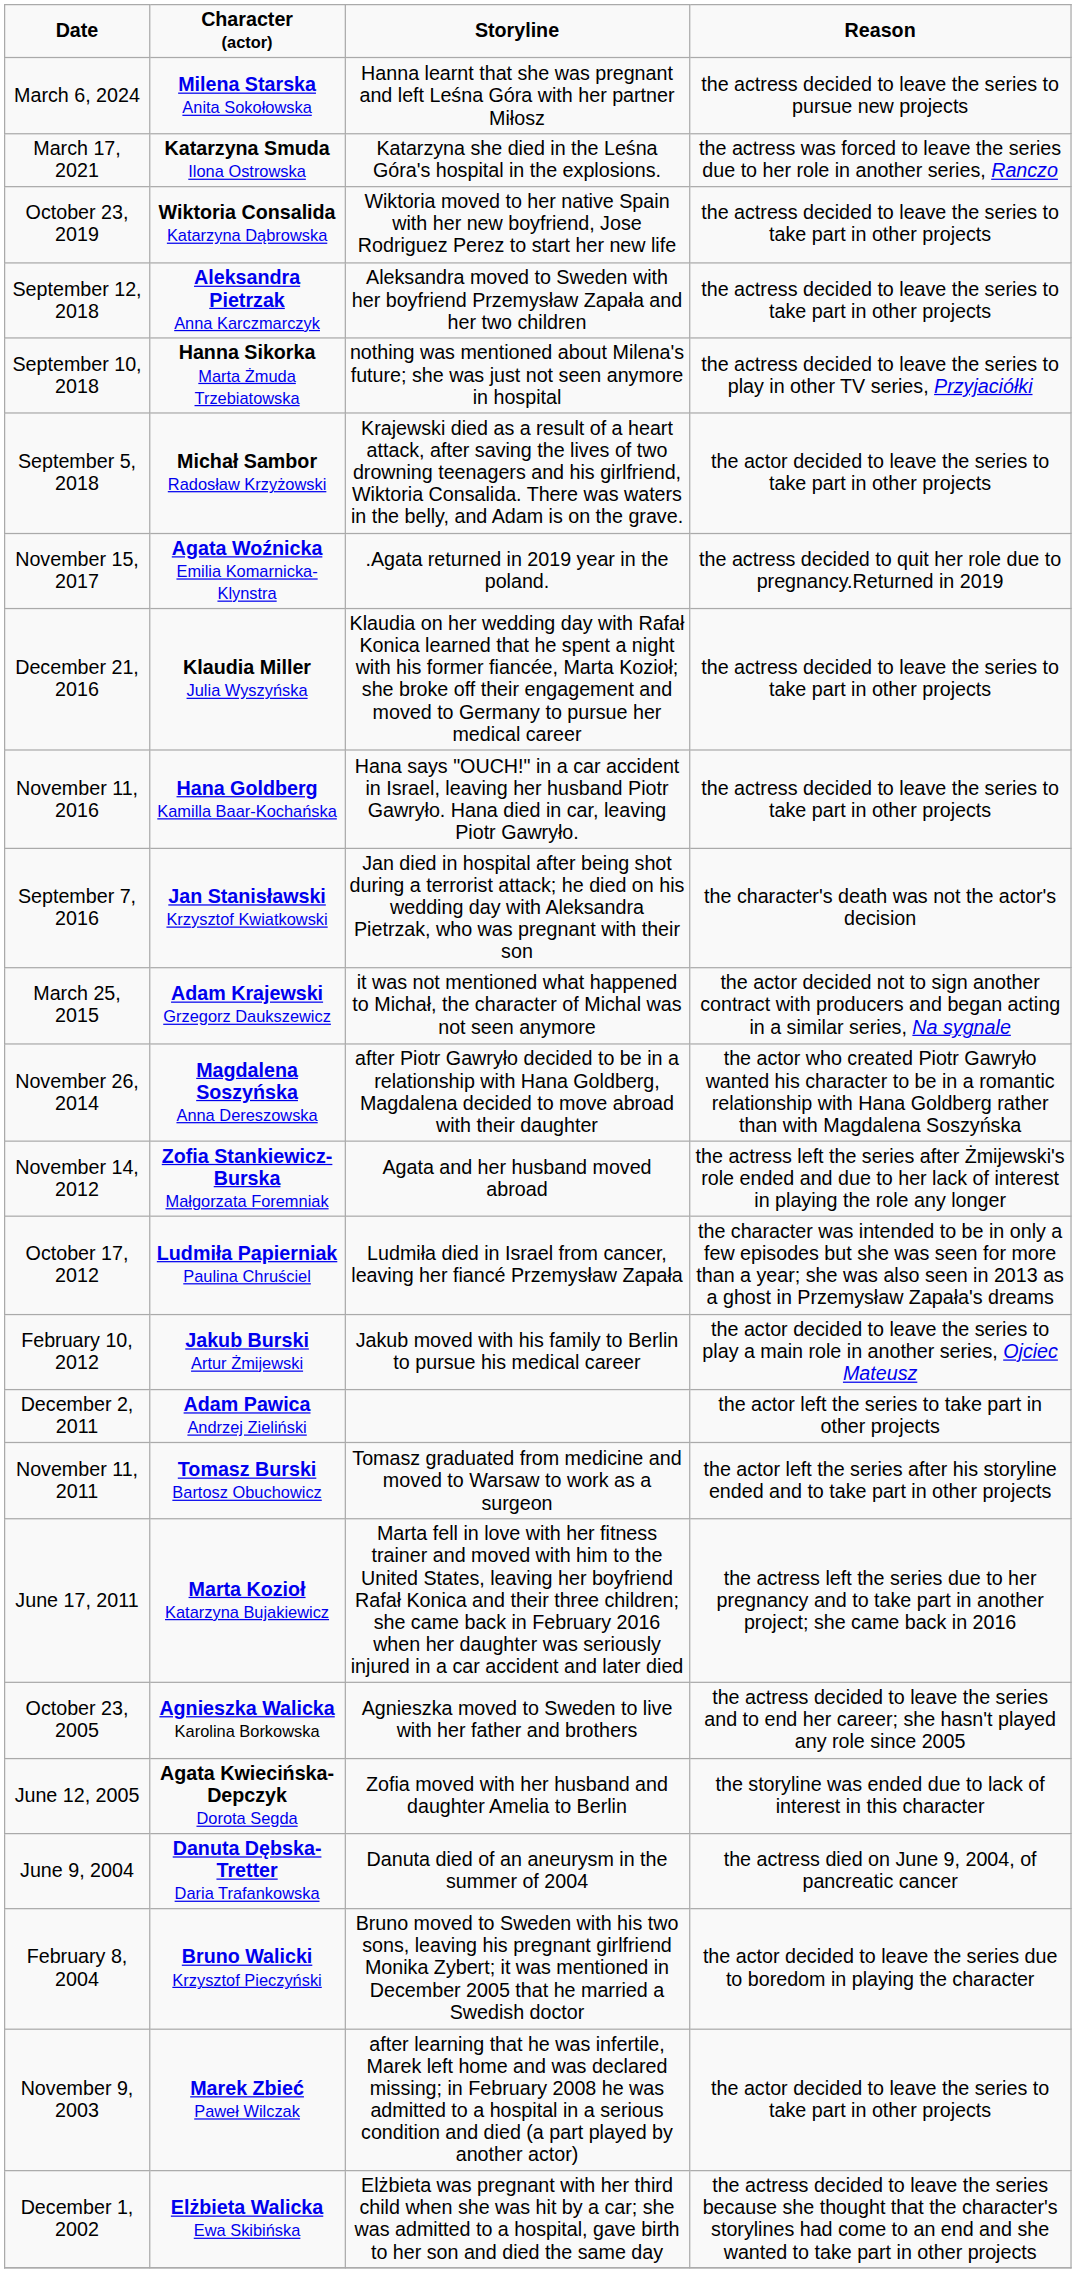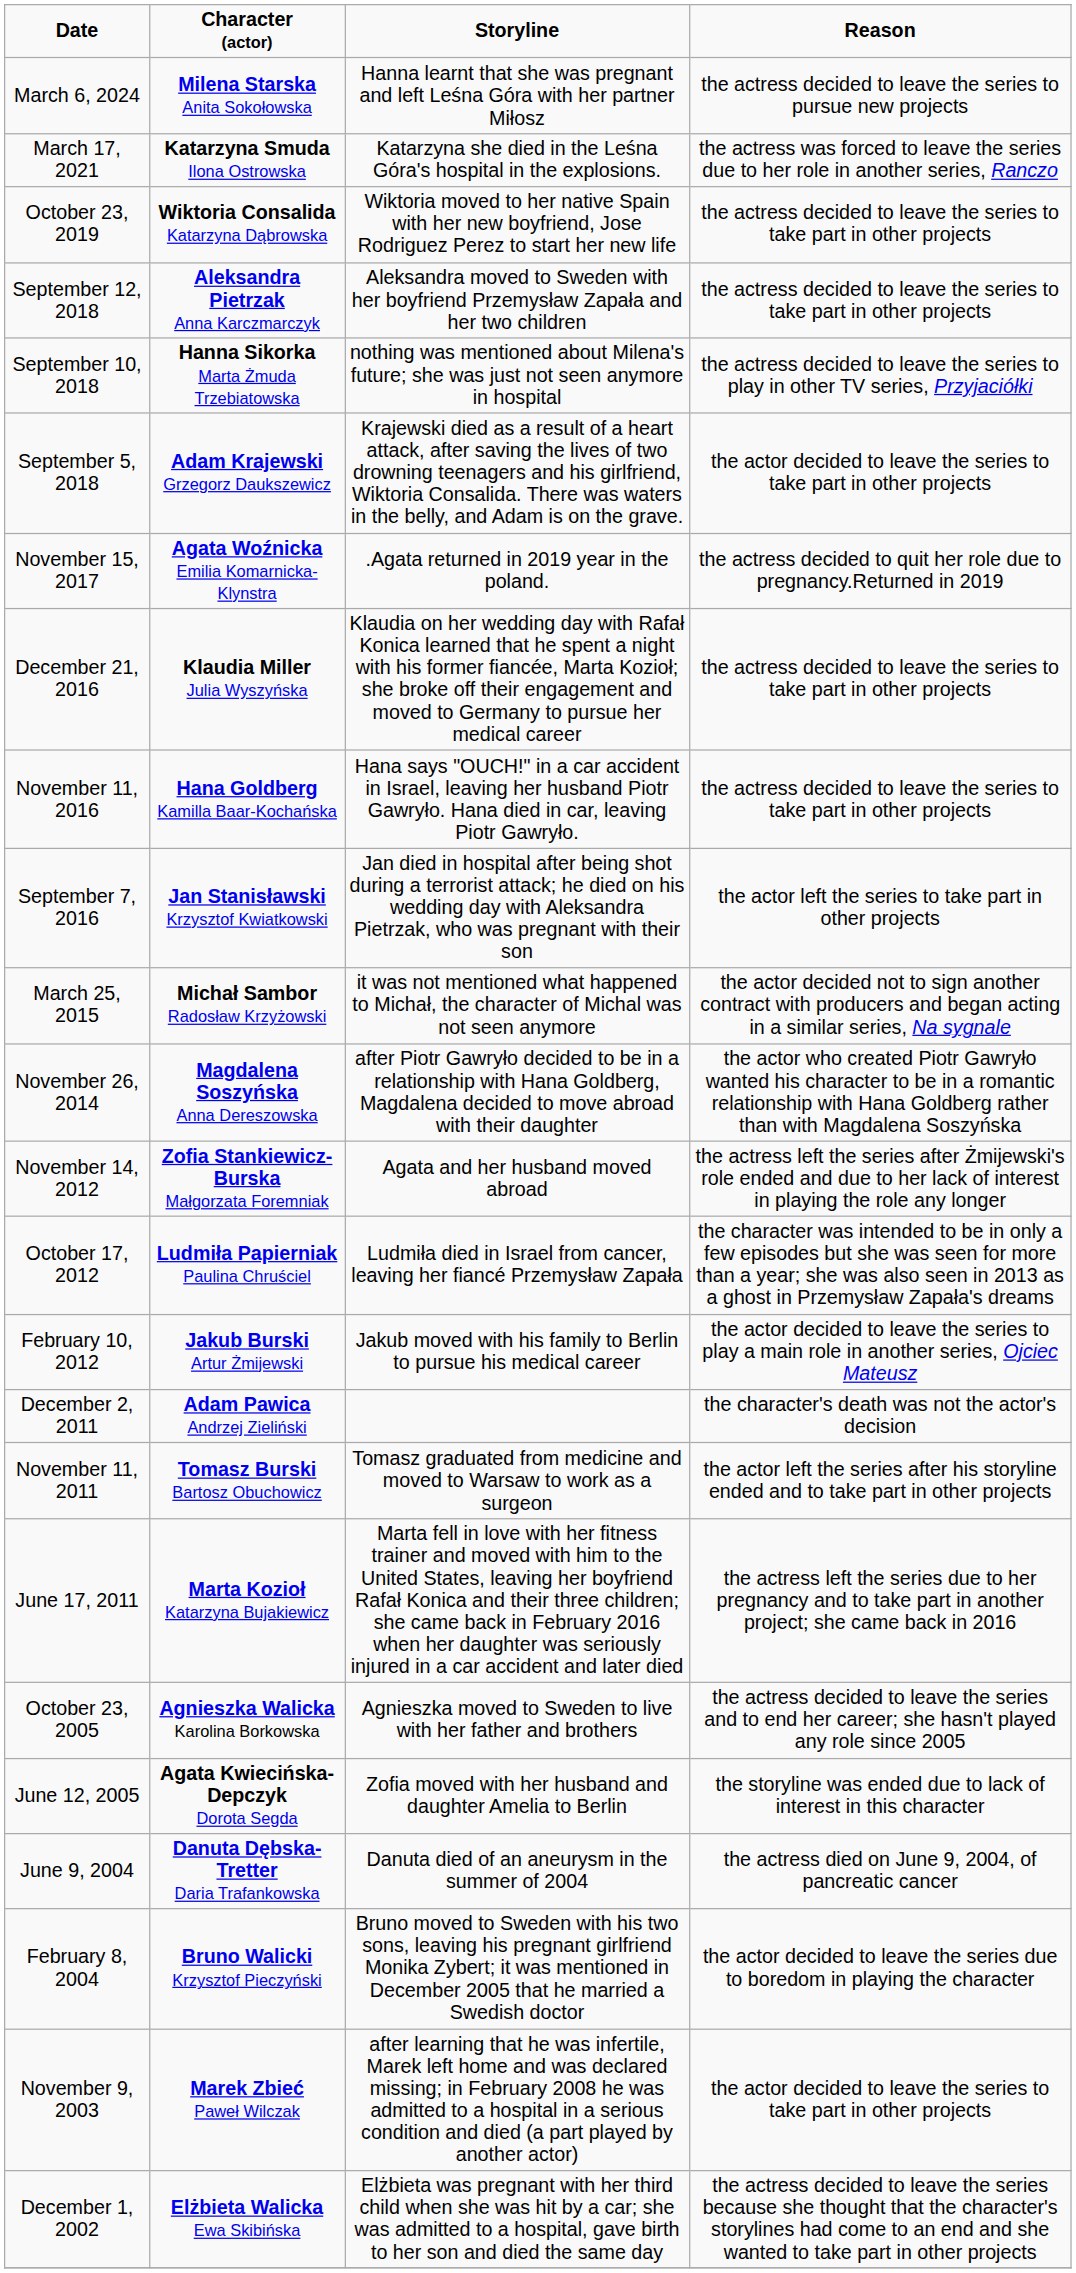(247, 473) Michał Sambor Radosław Krzyżowski -> (247, 473) Adam Krajewski Grzegorz Daukszewicz
(880, 907) the character's death was not the actor's decision -> (880, 907) the actor left the series to take part in other projects
(247, 1005) Adam Krajewski Grzegorz Daukszewicz -> (247, 1005) Michał Sambor Radosław Krzyżowski
(880, 1416) the actor left the series to take part in other projects -> (880, 1416) the character's death was not the actor's decision
